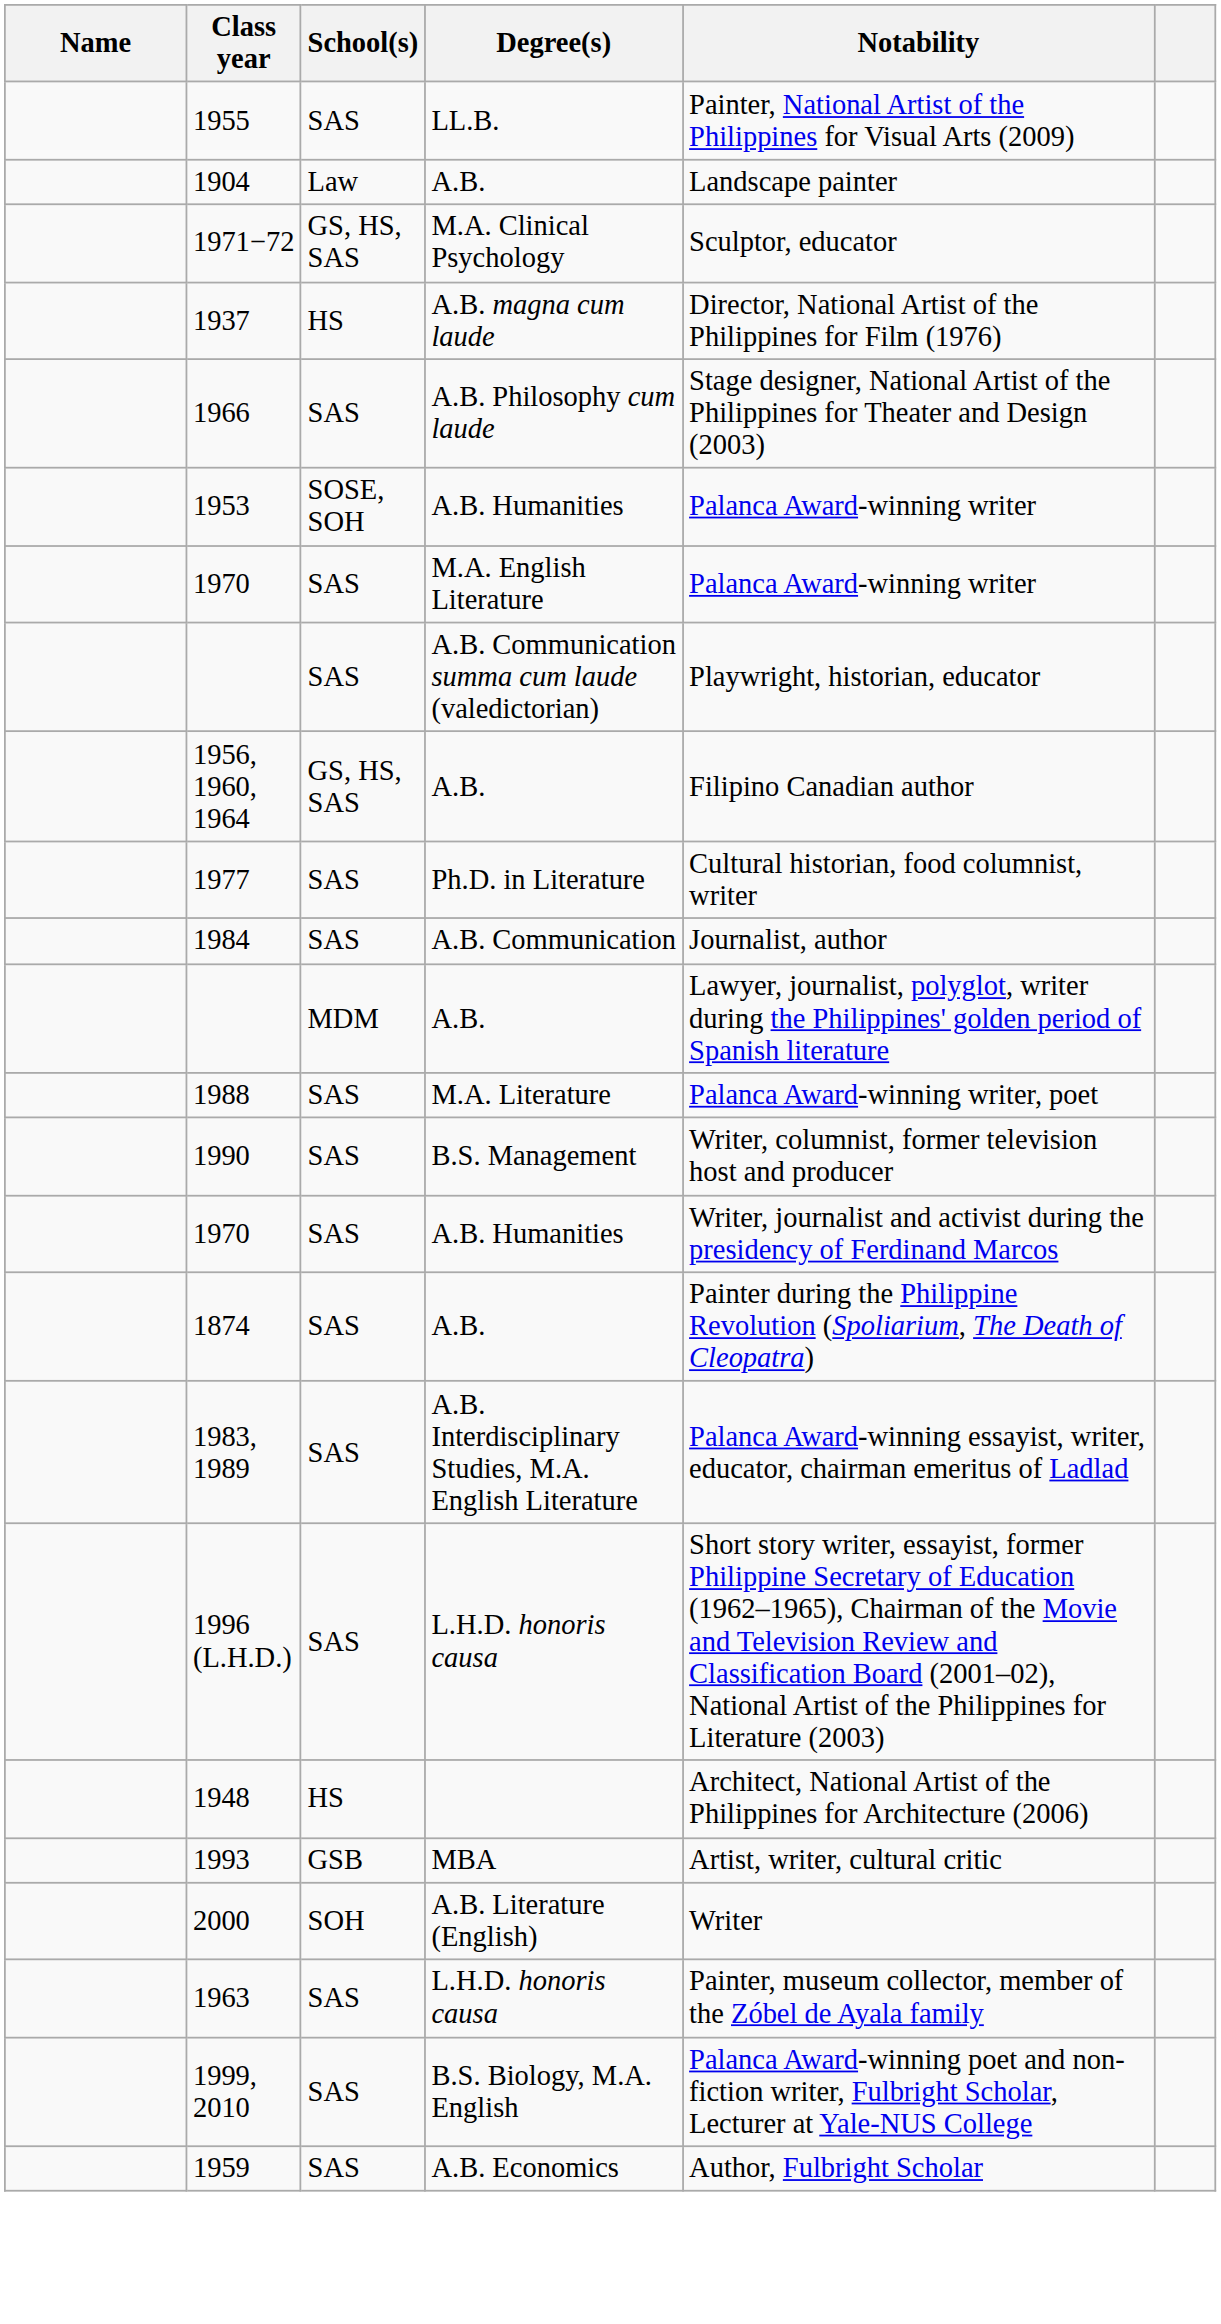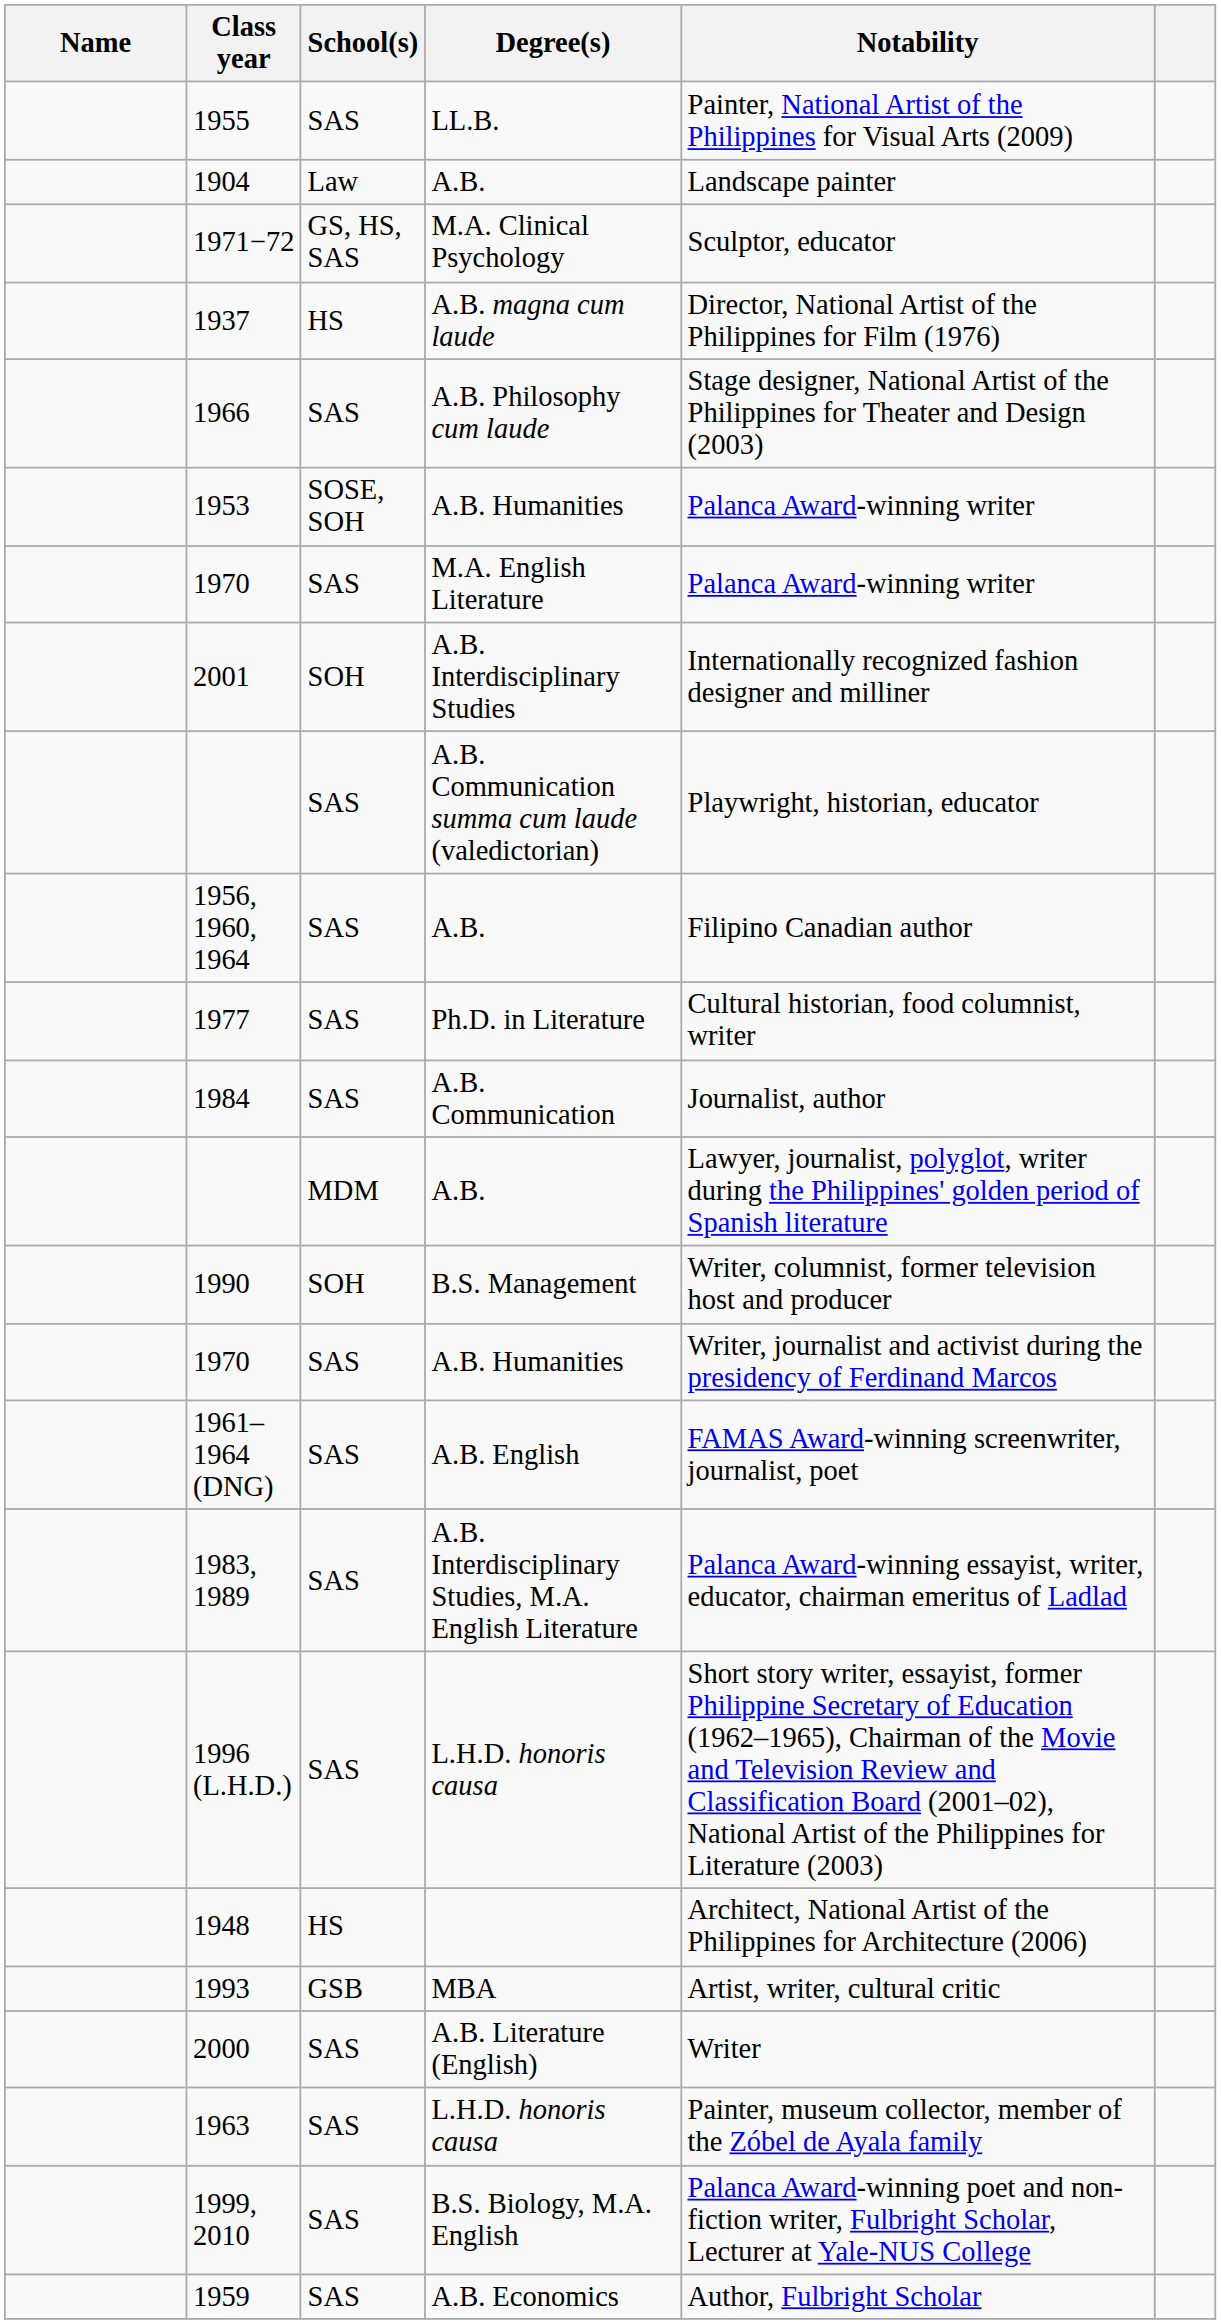+ row: (221, 676)
(355, 786) GS, HS, SAS -> (334, 927) SAS
- row: (221, 1094)
(334, 1156) SAS -> (336, 1284) SOH
+ row: (233, 1454)
- row: (221, 1326)
(336, 1920) SOH -> (334, 2048) SAS
